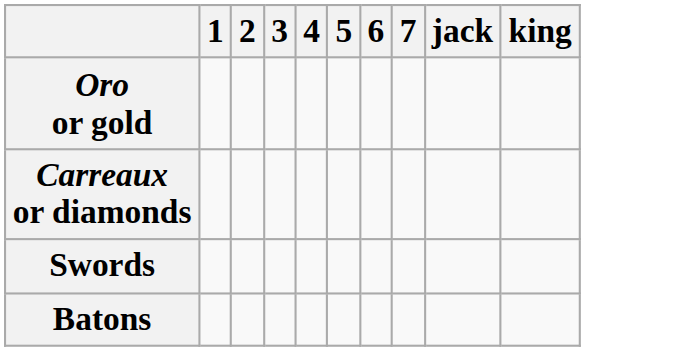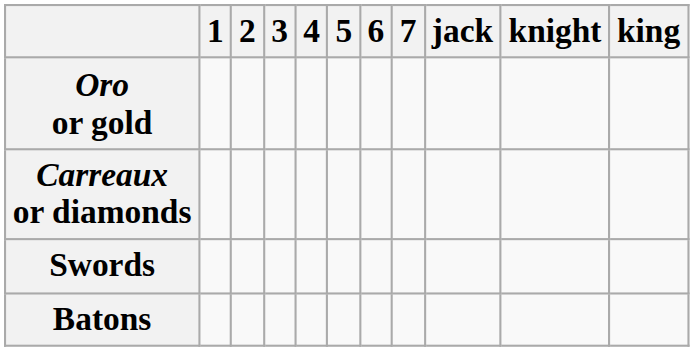+ column: (555, 31)
